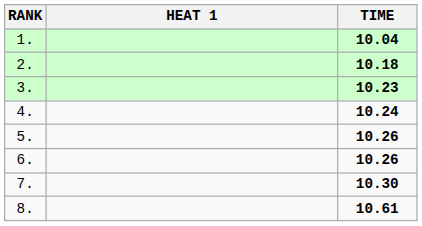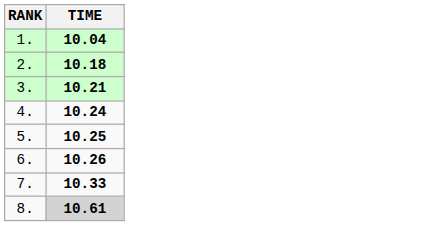- column: (192, 16)
(377, 88) 10.23 -> (85, 88) 10.21
(377, 136) 10.26 -> (85, 136) 10.25
(377, 184) 10.30 -> (85, 184) 10.33
(377, 208) no background -> (85, 208) lightgrey background
